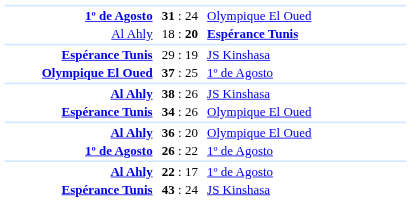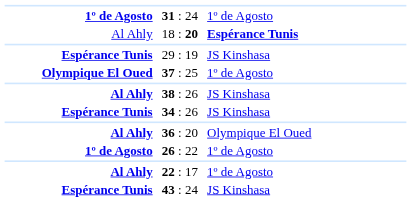(259, 16) Olympique El Oued -> (240, 16) 1º de Agosto
(259, 111) Olympique El Oued -> (239, 111) JS Kinshasa
